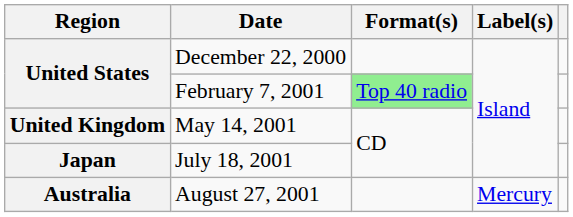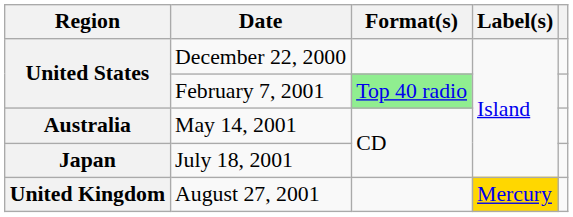(87, 125) United Kingdom -> (87, 125) Australia
(87, 194) Australia -> (87, 194) United Kingdom
(515, 194) no background -> (515, 194) gold background
